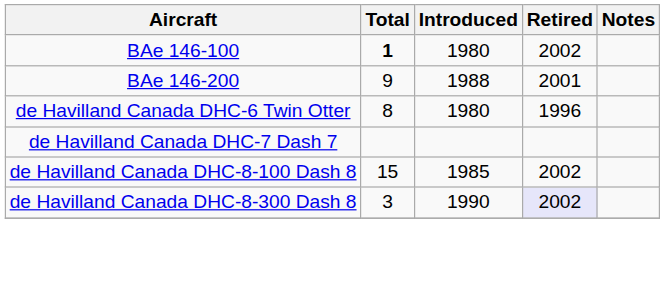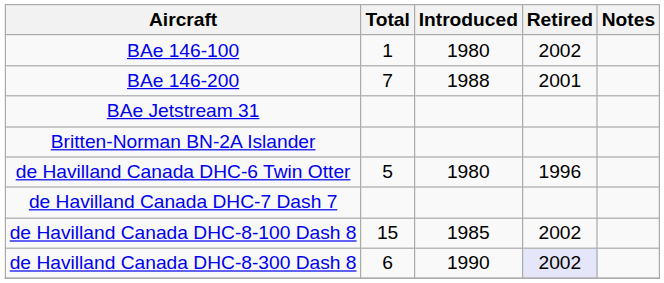(388, 50) bold -> (388, 50) normal
(388, 80) 9 -> (388, 80) 7
+ row: (183, 111)
+ row: (183, 141)
(388, 111) 8 -> (388, 171) 5
(388, 202) 3 -> (388, 263) 6
